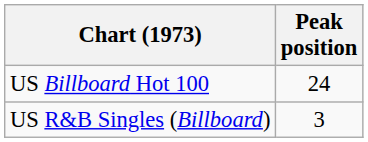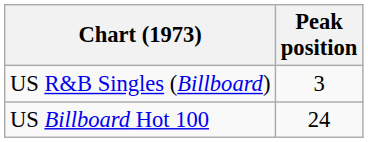rows swapped: (109, 83) <-> (140, 119)
